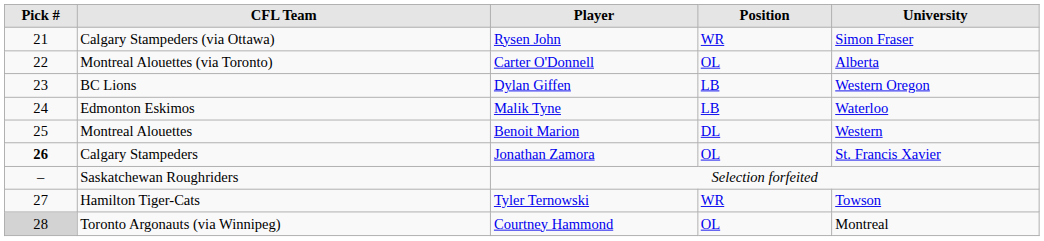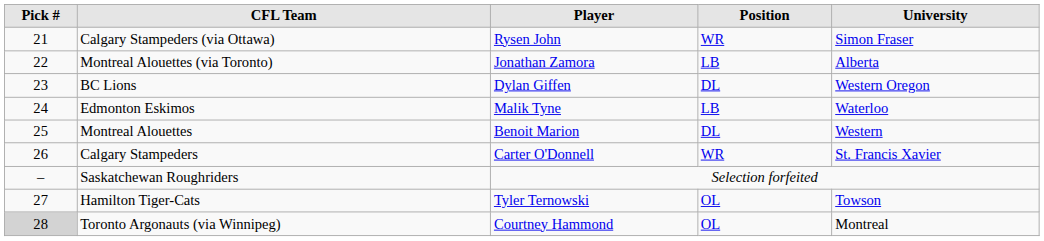(544, 62) Carter O'Donnell -> (544, 62) Jonathan Zamora
(710, 62) OL -> (710, 62) LB
(710, 85) LB -> (710, 85) DL
(41, 154) bold -> (41, 154) normal
(544, 154) Jonathan Zamora -> (544, 154) Carter O'Donnell
(710, 154) OL -> (713, 154) WR
(713, 200) WR -> (710, 200) OL
